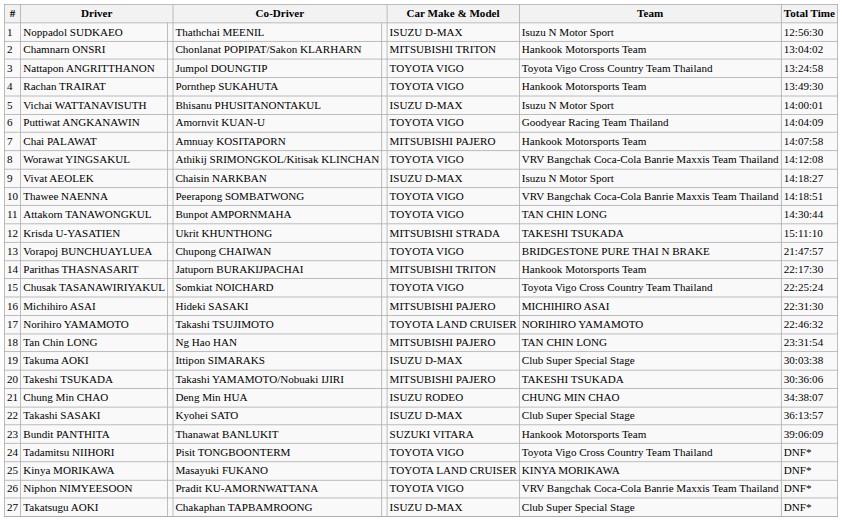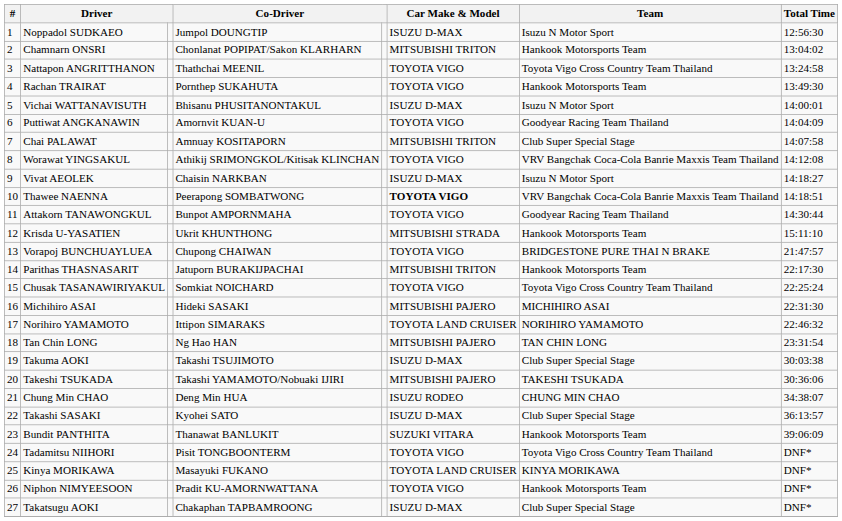(220, 32) Thathchai MEENIL -> (221, 32) Jumpol DOUNGTIP
(221, 68) Jumpol DOUNGTIP -> (220, 68) Thathchai MEENIL
(442, 142) MITSUBISHI PAJERO -> (443, 142) MITSUBISHI TRITON
(584, 142) Hankook Motorsports Team -> (578, 142) Club Super Special Stage
(427, 196) normal -> (429, 196) bold
(564, 215) TAN CHIN LONG -> (595, 215) Goodyear Racing Team Thailand
(573, 233) TAKESHI TSUKADA -> (584, 233) Hankook Motorsports Team
(225, 324) Takashi TSUJIMOTO -> (220, 324) Ittipon SIMARAKS
(220, 361) Ittipon SIMARAKS -> (225, 361) Takashi TSUJIMOTO
(650, 489) VRV Bangchak Coca-Cola Banrie Maxxis Team Thailand -> (584, 489) Hankook Motorsports Team
